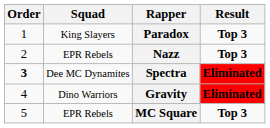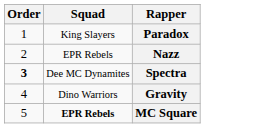- column: (232, 14)
(88, 114) normal -> (88, 113) bold
